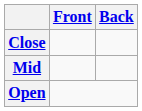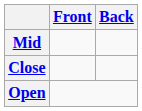rows swapped: (27, 42) <-> (27, 67)
